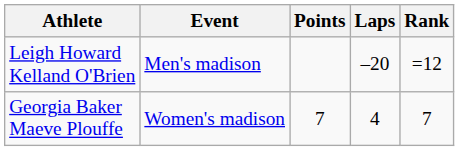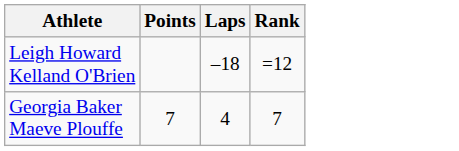- column: (215, 20)
(375, 64) –20 -> (225, 64) –18
